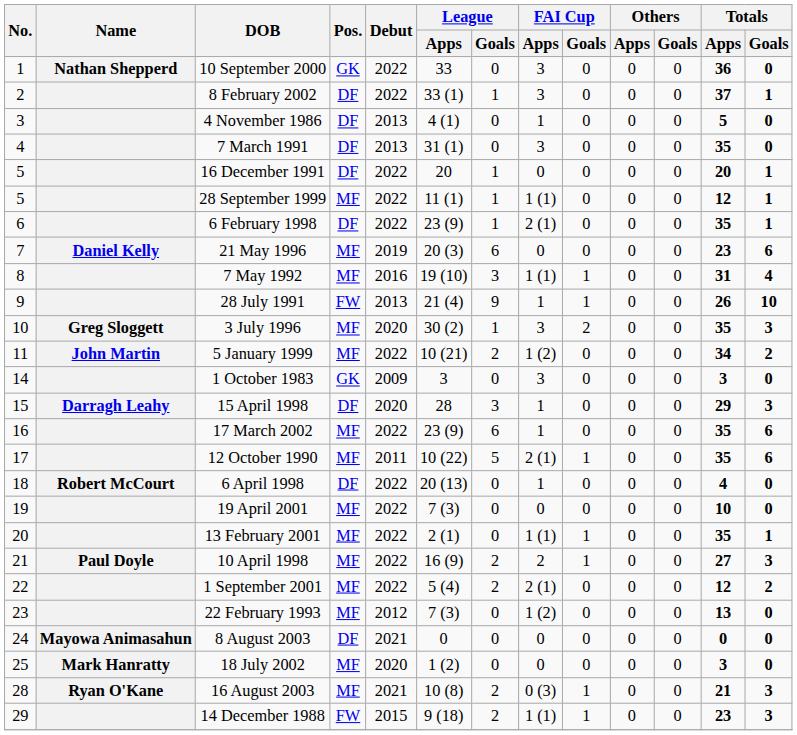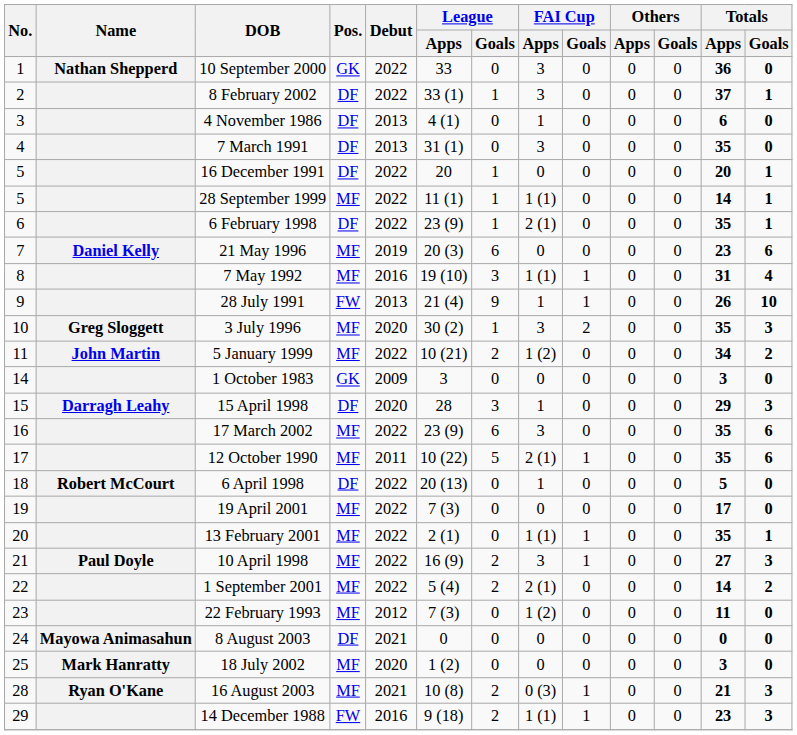(723, 120) 5 -> (723, 120) 6
(723, 198) 12 -> (723, 198) 14
(541, 379) 3 -> (541, 379) 0
(541, 431) 1 -> (541, 431) 3
(723, 483) 4 -> (723, 483) 5
(723, 509) 10 -> (723, 509) 17
(541, 560) 2 -> (541, 560) 3
(723, 586) 12 -> (723, 586) 14
(723, 612) 13 -> (723, 612) 11
(391, 716) 2015 -> (391, 716) 2016
